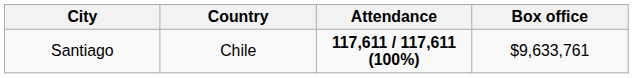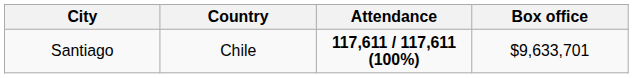(550, 51) $9,633,761 -> (550, 51) $9,633,701
